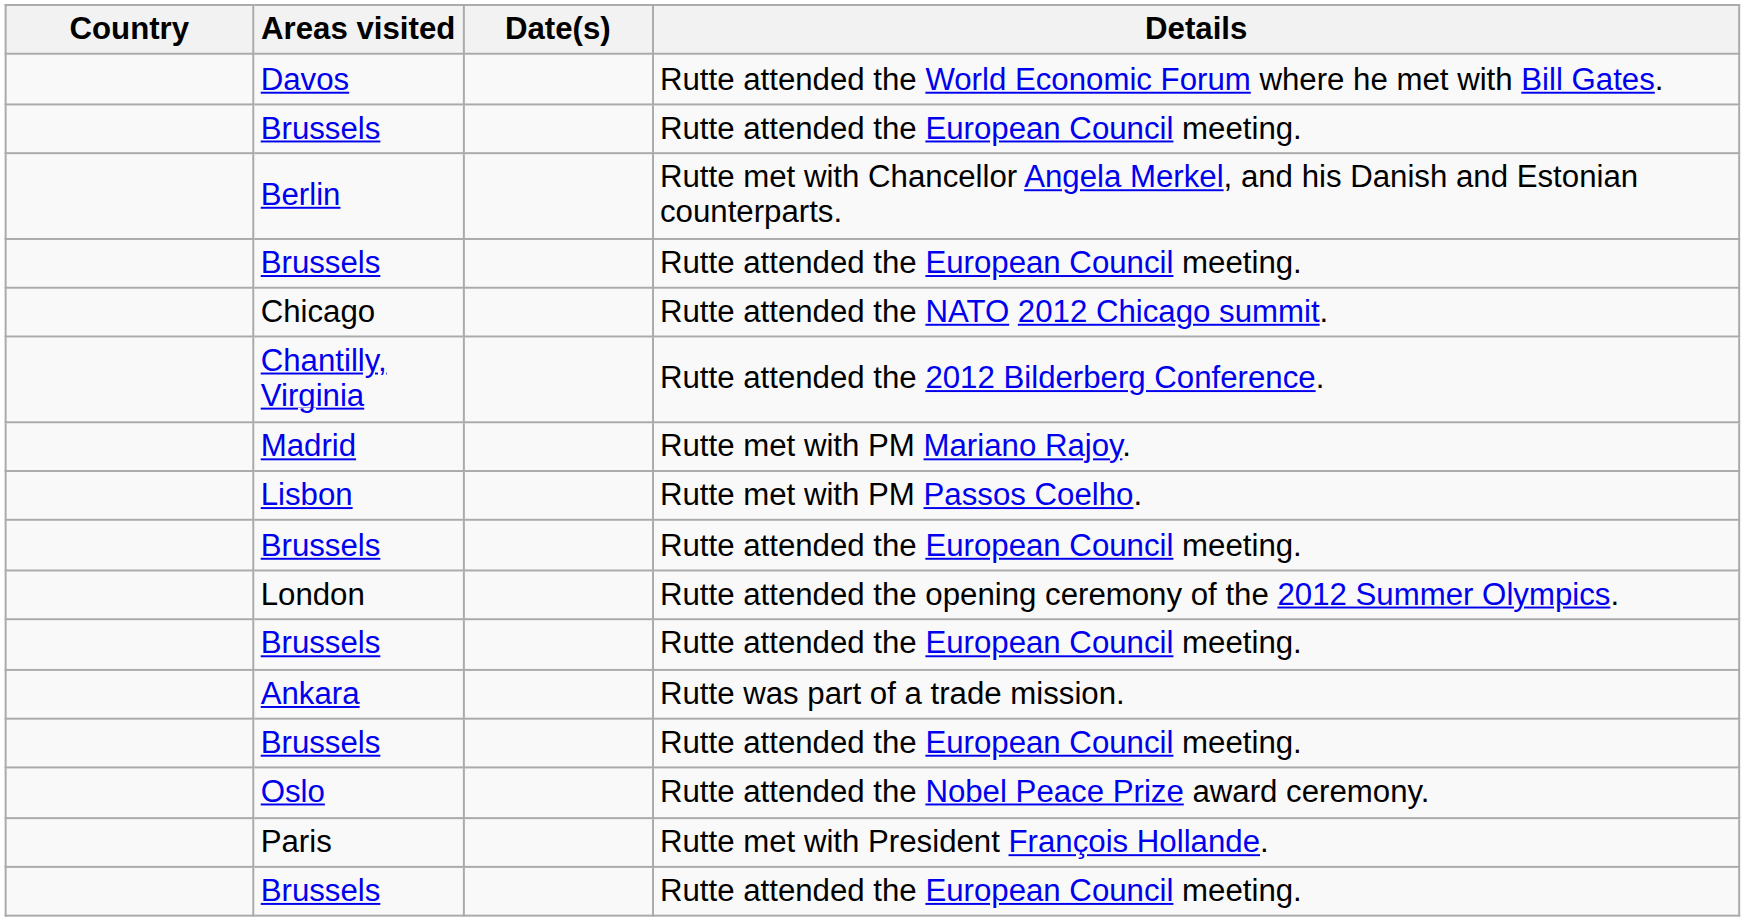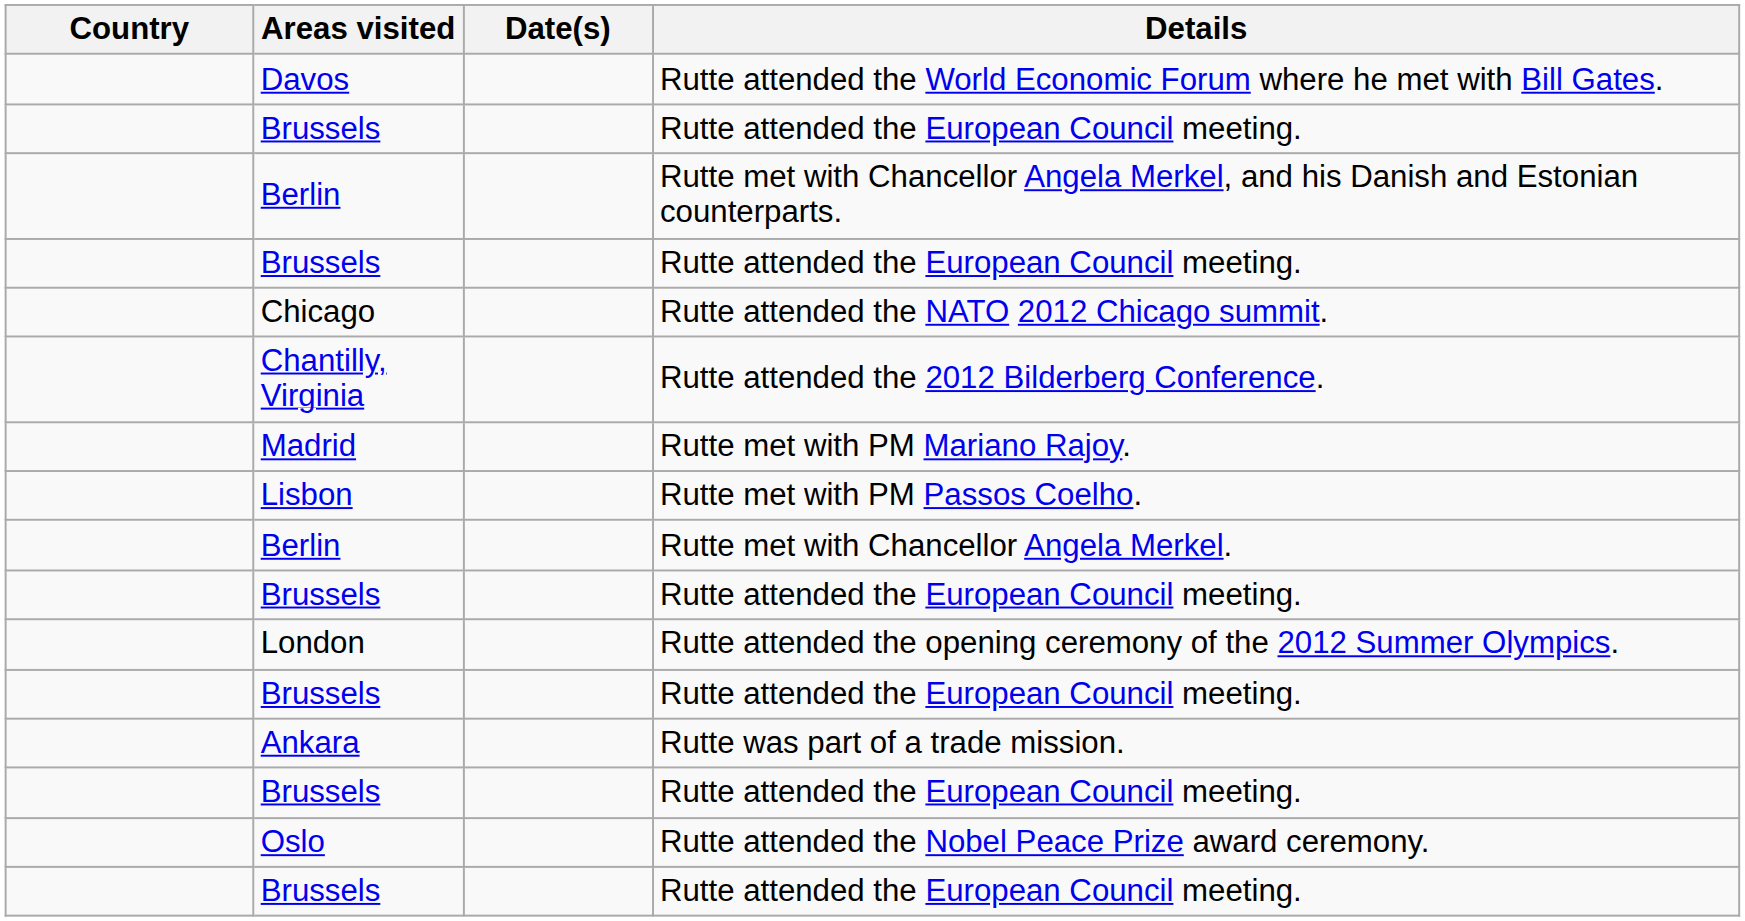+ row: (301, 544)
- row: (296, 841)
